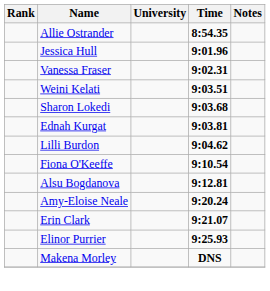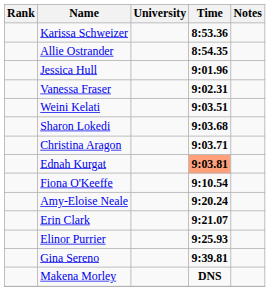+ row: (84, 32)
+ row: (81, 145)
(210, 126) no background -> (210, 164) lightsalmon background
- row: (70, 145)
- row: (80, 182)
+ row: (70, 257)
